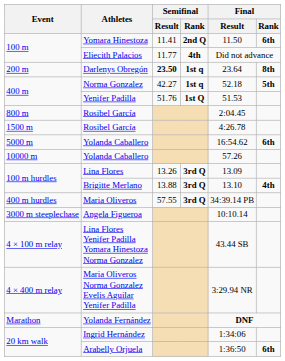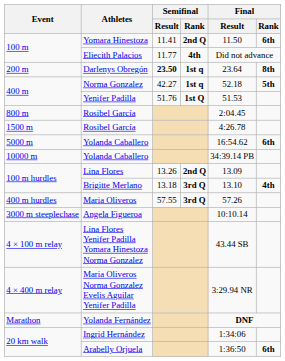(232, 157) 57.26 -> (232, 157) 34:39.14 PB
(194, 171) 3rd Q -> (194, 171) 2nd Q
(167, 185) 13.88 -> (167, 185) 13.18
(232, 200) 34:39.14 PB -> (232, 200) 57.26
